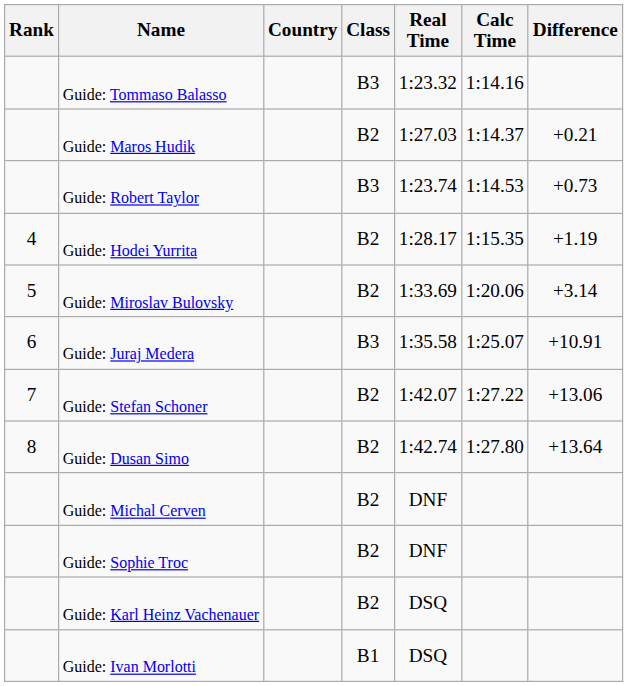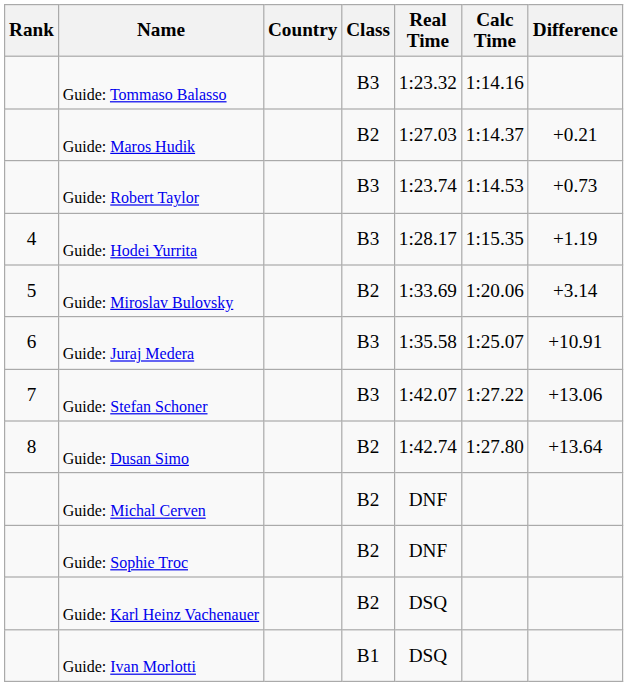(368, 238) B2 -> (368, 238) B3
(368, 394) B2 -> (368, 394) B3
